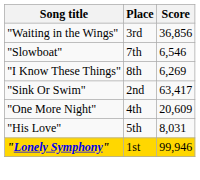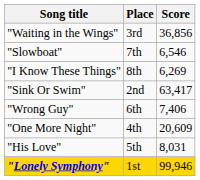+ row: (40, 109)
